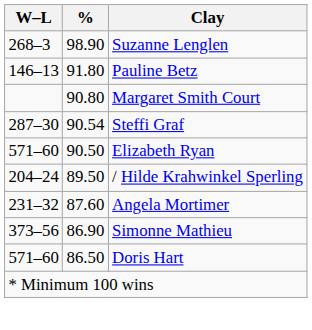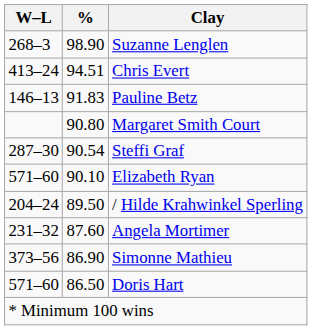+ row: (151, 71)
(85, 71) 91.80 -> (85, 97) 91.83
(85, 151) 90.50 -> (85, 177) 90.10
